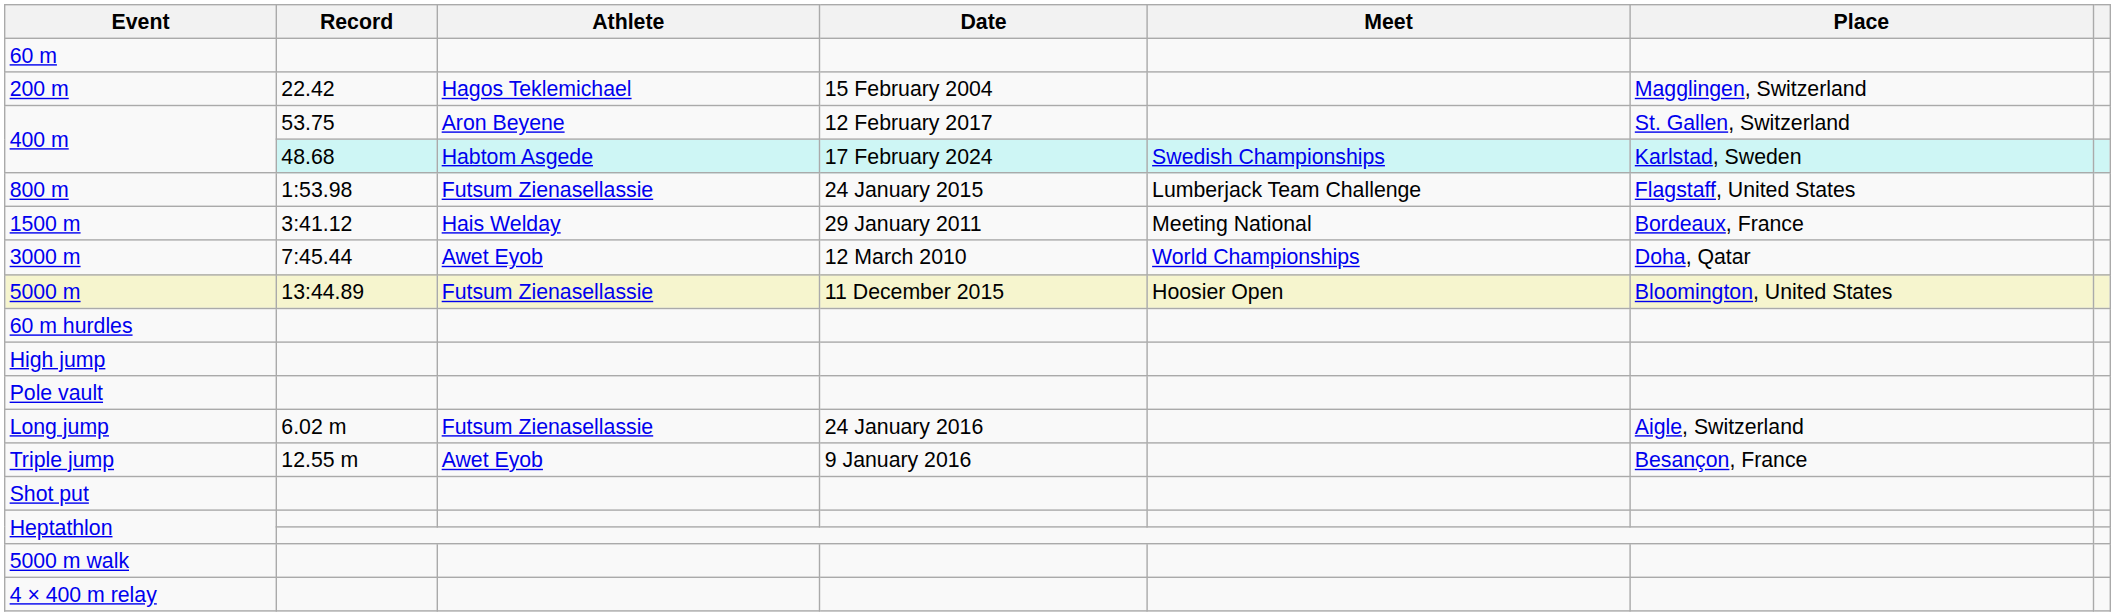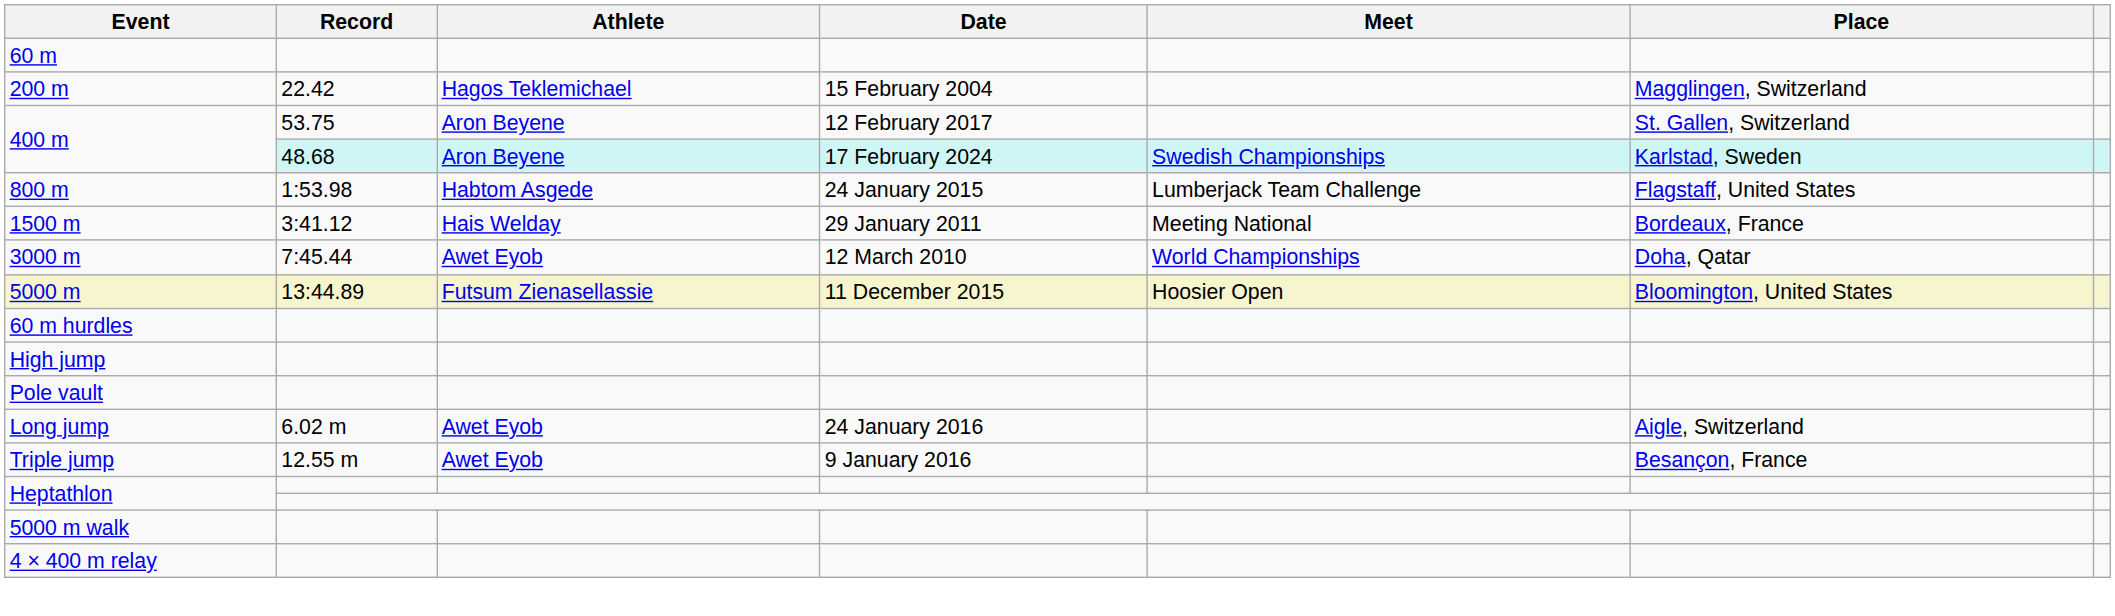(517, 156) Habtom Asgede -> (503, 156) Aron Beyene
(547, 190) Futsum Zienasellassie -> (517, 190) Habtom Asgede
(547, 426) Futsum Zienasellassie -> (492, 426) Awet Eyob
- row: (49, 493)
